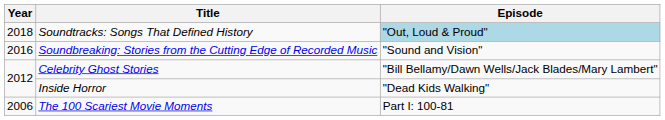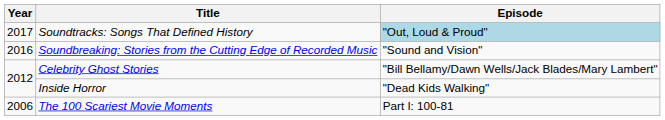(20, 32) 2018 -> (20, 32) 2017
